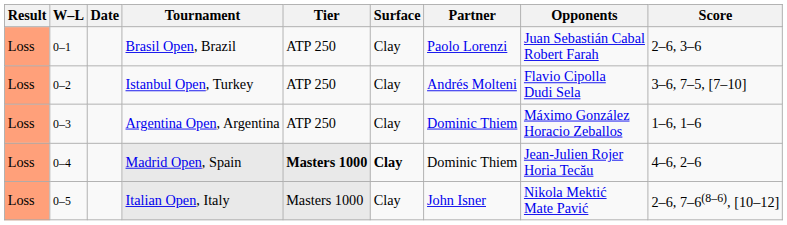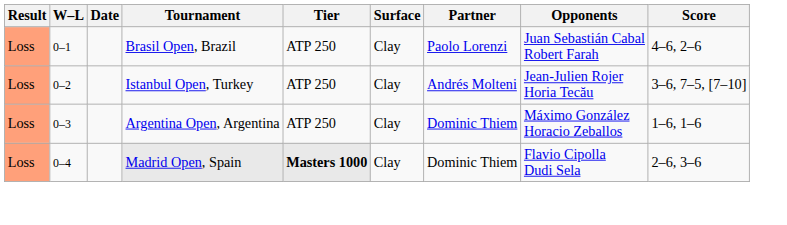(676, 46) 2–6, 3–6 -> (676, 46) 4–6, 2–6
(565, 84) Flavio Cipolla Dudi Sela -> (574, 84) Jean-Julien Rojer Horia Tecău
(388, 162) bold -> (387, 162) normal
(574, 162) Jean-Julien Rojer Horia Tecău -> (565, 162) Flavio Cipolla Dudi Sela
(676, 162) 4–6, 2–6 -> (676, 162) 2–6, 3–6
- row: (178, 200)
